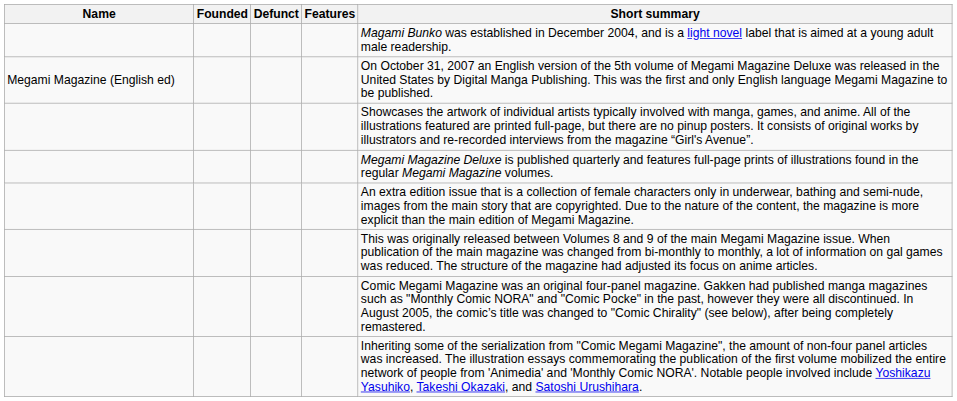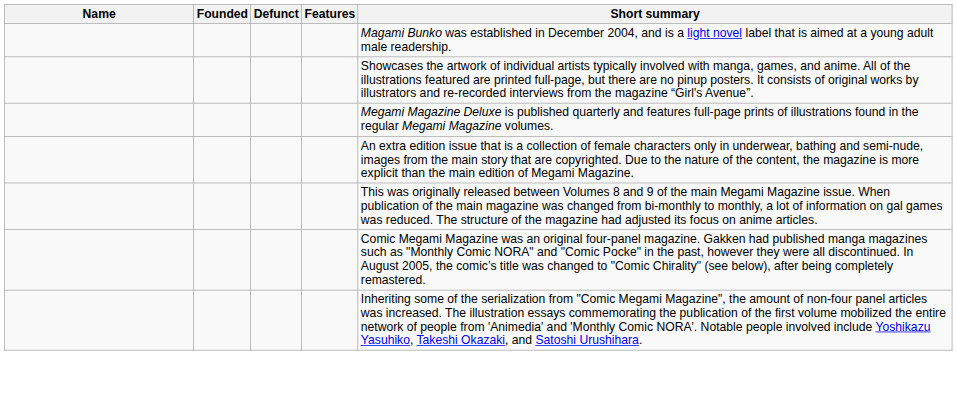- row: (91, 80)
